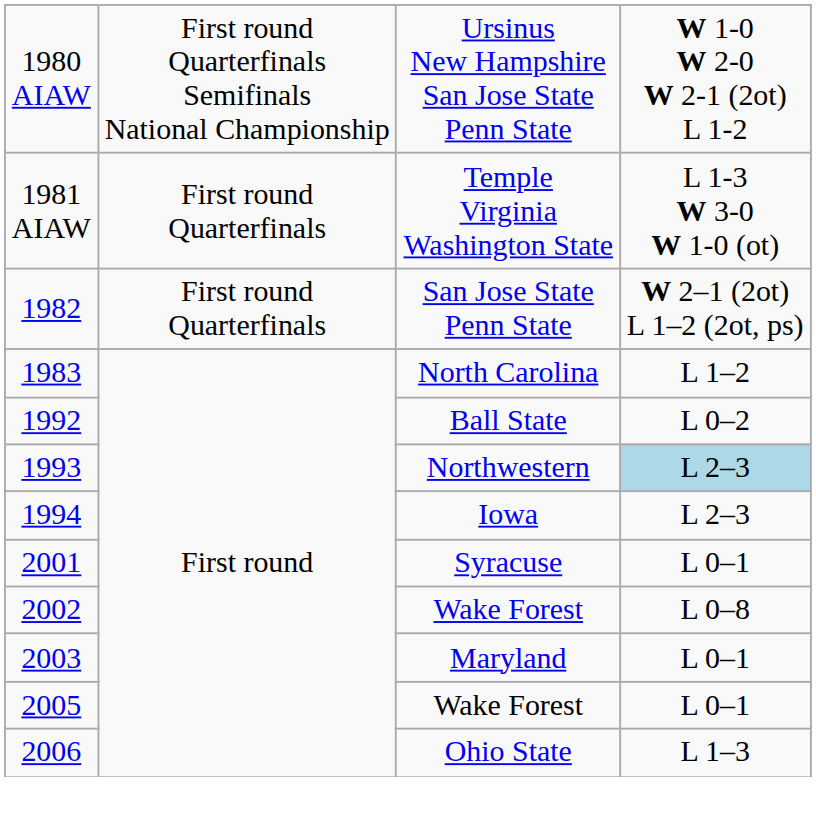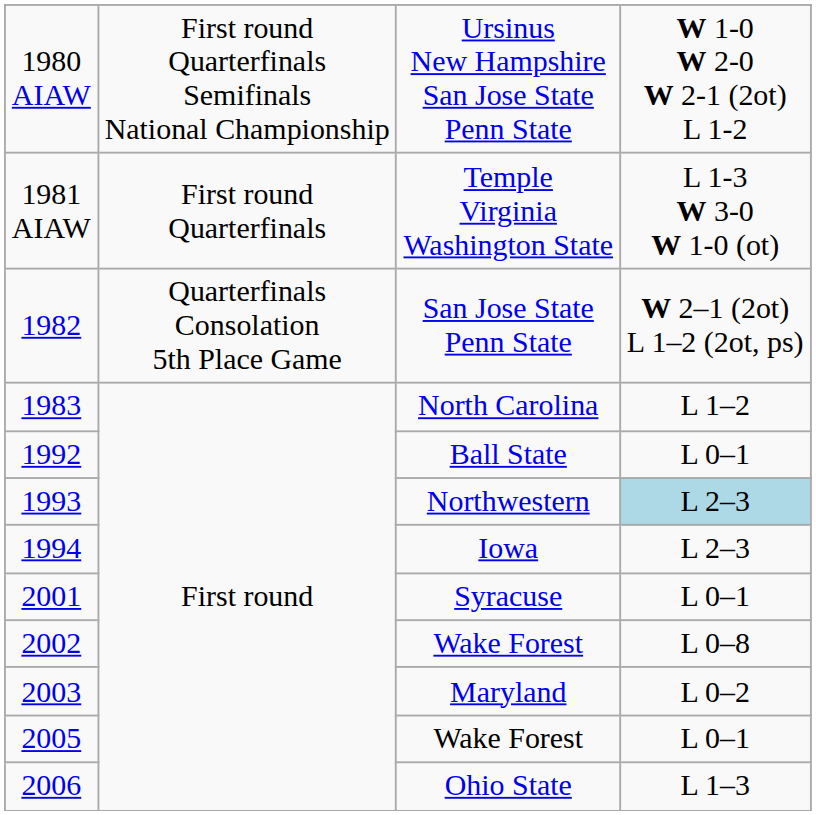(247, 308) First round Quarterfinals -> (247, 325) Quarterfinals Consolation 5th Place Game
(715, 419) L 0–2 -> (715, 453) L 0–1
(715, 657) L 0–1 -> (715, 690) L 0–2
